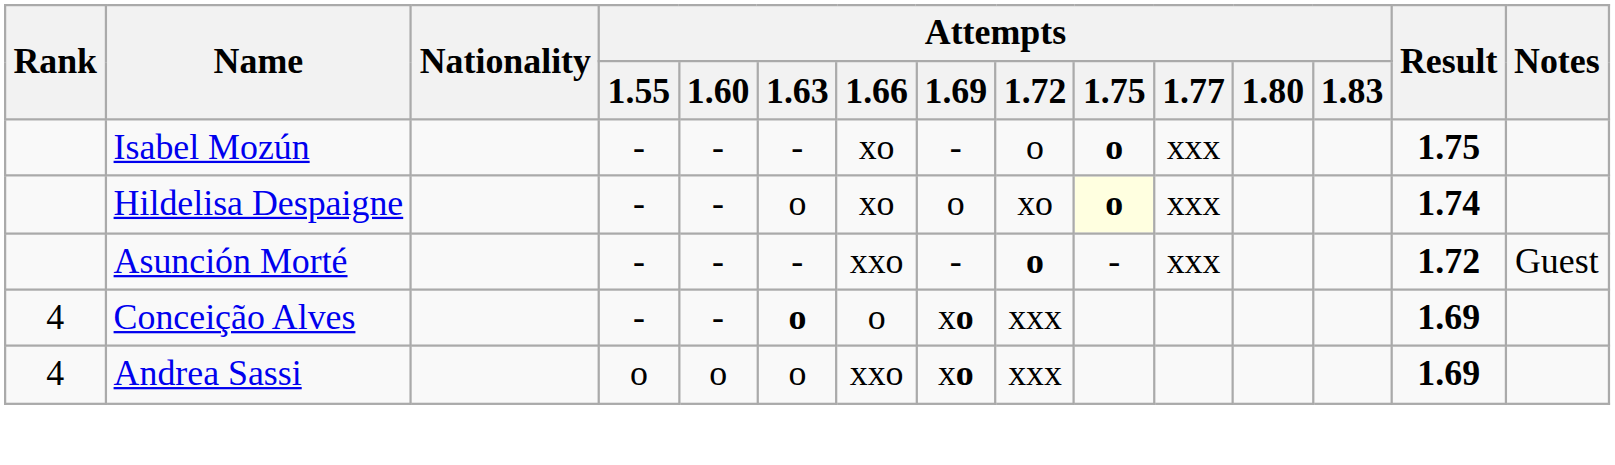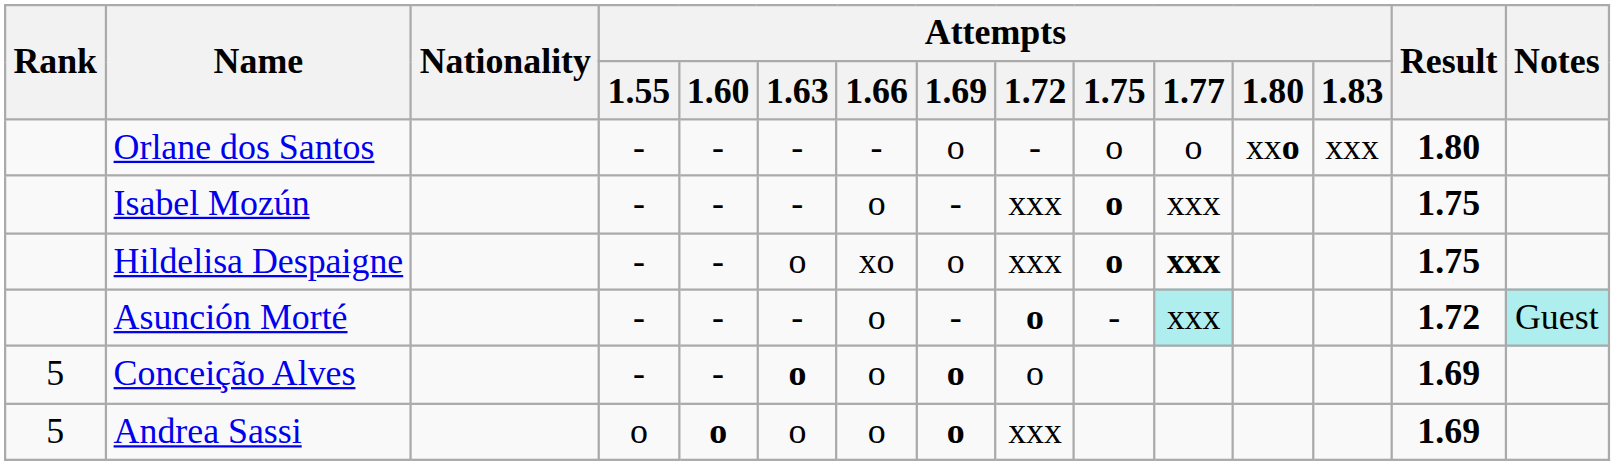+ row: (244, 146)
(877, 146) xo -> (877, 203) o
(1035, 146) o -> (1035, 203) xxx
(1035, 203) xo -> (1035, 260) xxx
(1114, 203) lightyellow background -> (1114, 260) no background
(1194, 203) normal -> (1194, 260) bold
(1449, 203) 1.74 -> (1449, 260) 1.75
(877, 260) xxo -> (877, 317) o
(1194, 260) no background -> (1194, 317) paleturquoise background
(1557, 260) no background -> (1557, 317) paleturquoise background
(55, 317) 4 -> (55, 373) 5
(956, 317) xo -> (956, 373) o
(1035, 317) xxx -> (1035, 373) o
(55, 373) 4 -> (55, 430) 5
(718, 373) normal -> (718, 430) bold
(877, 373) xxo -> (877, 430) o
(956, 373) xo -> (956, 430) o
